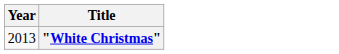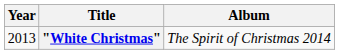+ column: (249, 15)
